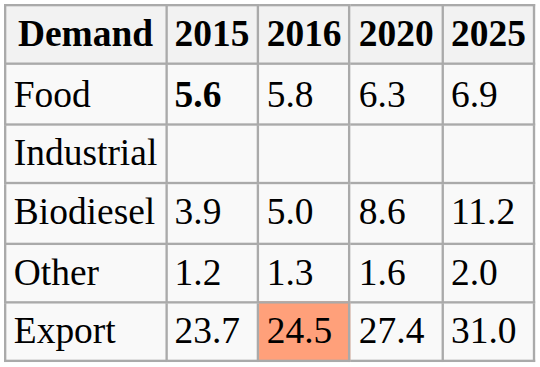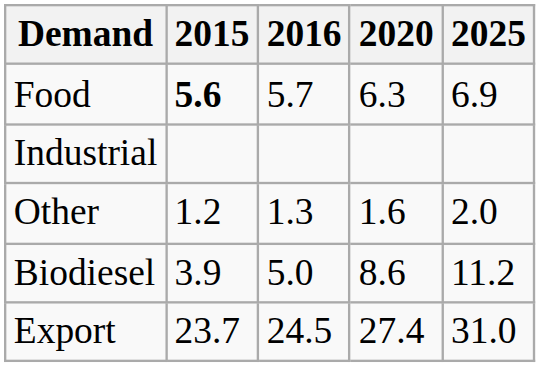(290, 93) 5.8 -> (290, 93) 5.7
rows swapped: (85, 212) <-> (56, 271)
(299, 331) lightsalmon background -> (299, 331) no background
